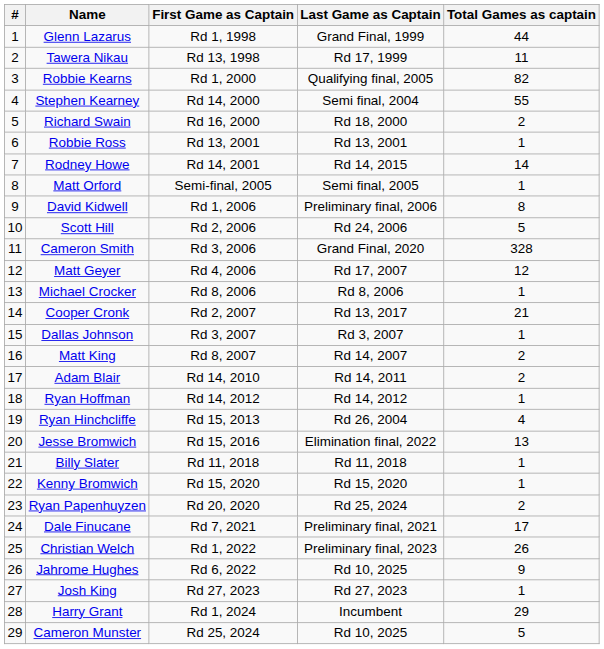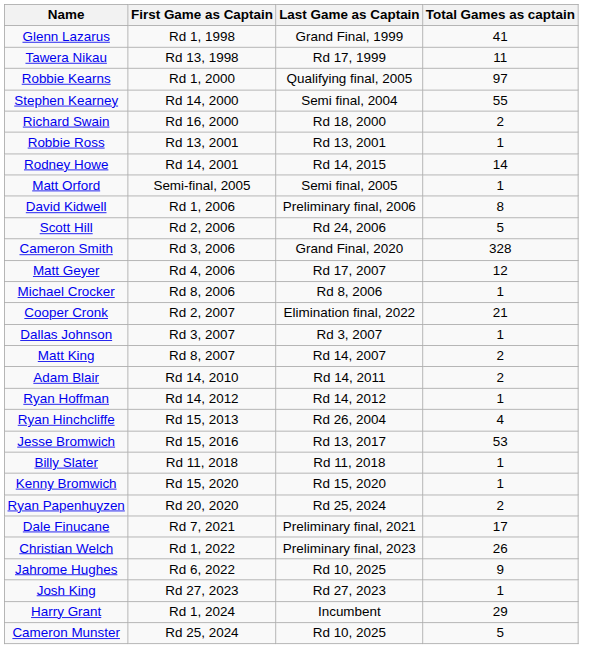- column: (15, 15)
(521, 36) 44 -> (500, 36) 41
(521, 79) 82 -> (500, 79) 97
(370, 313) Rd 13, 2017 -> (349, 313) Elimination final, 2022
(370, 441) Elimination final, 2022 -> (349, 441) Rd 13, 2017
(521, 441) 13 -> (500, 441) 53
